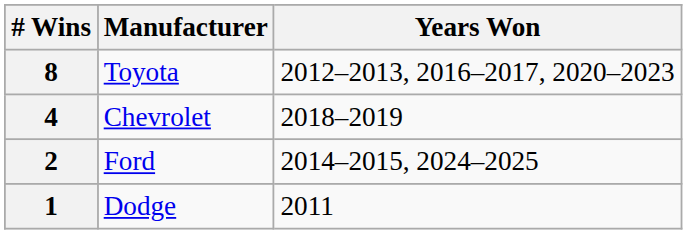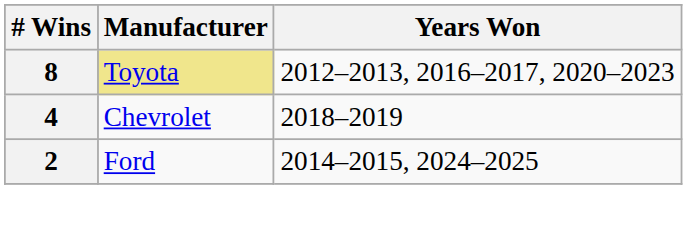(141, 71) no background -> (141, 71) khaki background
- row: (51, 206)
